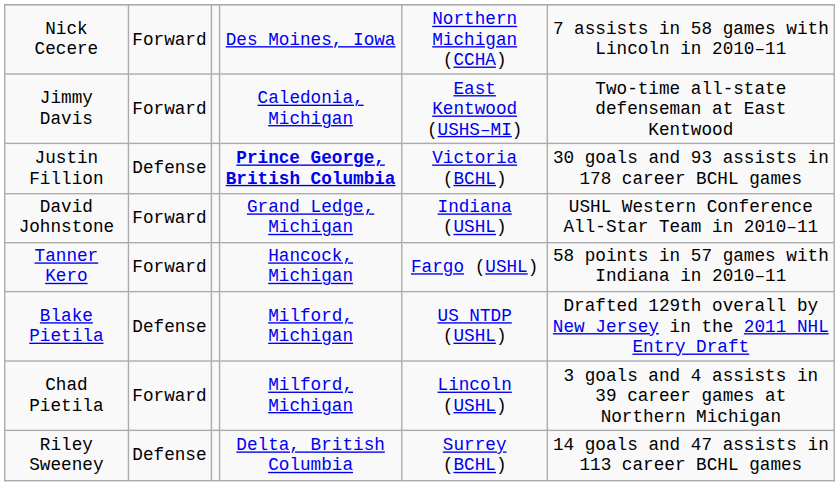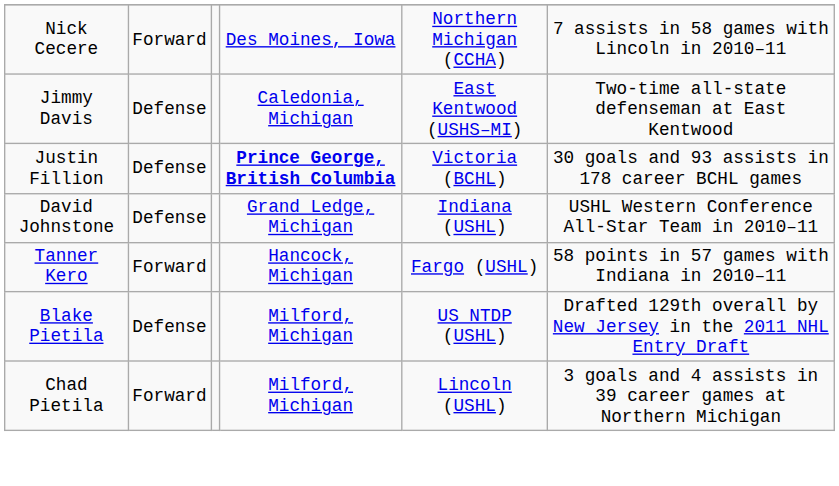(169, 109) Forward -> (169, 109) Defense
(169, 218) Forward -> (169, 218) Defense
- row: (66, 455)
